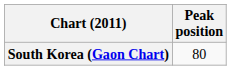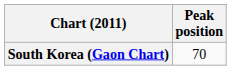(199, 53) 80 -> (199, 53) 70
